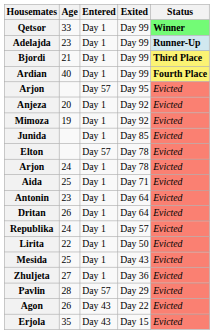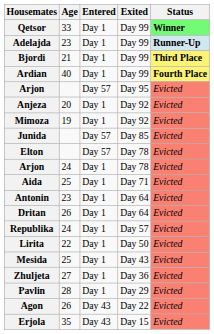(94, 136) Day 1 -> (96, 136) Day 57
(96, 290) Day 57 -> (94, 290) Day 1
